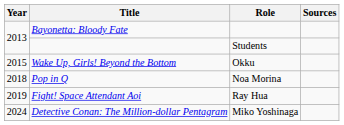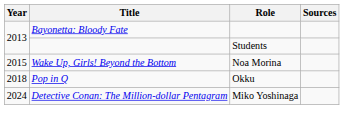(243, 63) Okku -> (257, 63) Noa Morina
(257, 79) Noa Morina -> (243, 79) Okku
- row: (86, 96)
